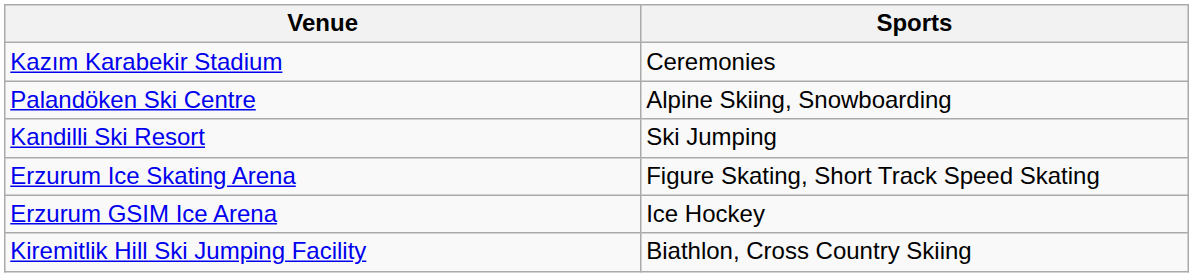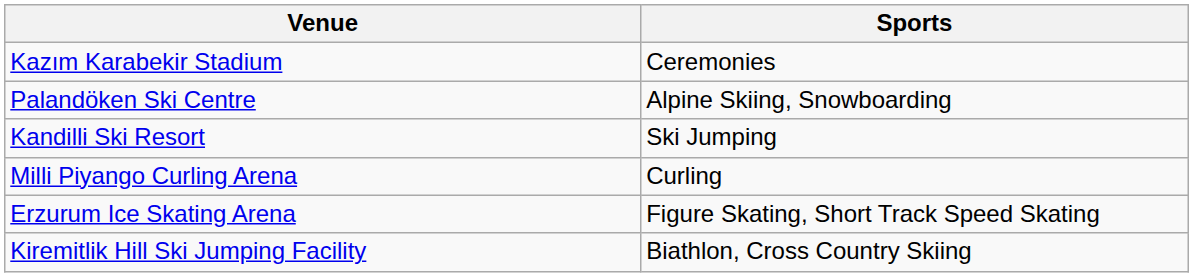+ row: (154, 175)
- row: (144, 213)
